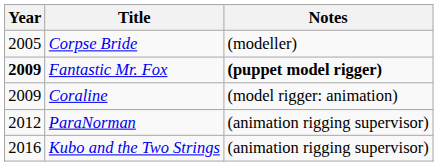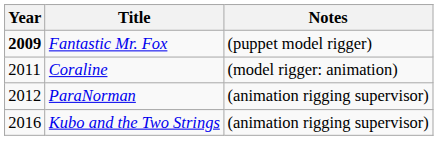- row: (93, 43)
(305, 69) bold -> (300, 43) normal
(25, 95) 2009 -> (24, 69) 2011
